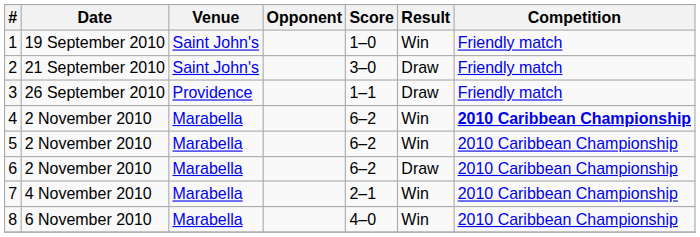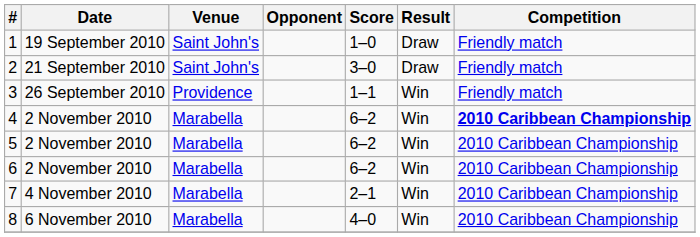(415, 43) Win -> (420, 43) Draw
(420, 93) Draw -> (415, 93) Win
(420, 169) Draw -> (415, 169) Win
